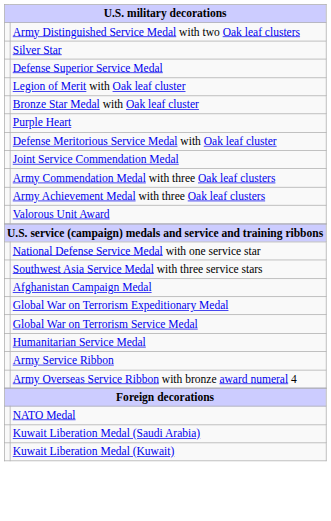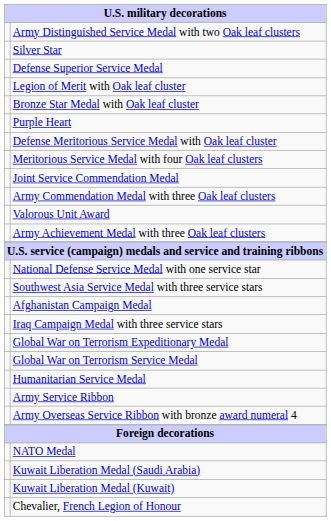+ row: (138, 159)
rows swapped: (139, 196) <-> (61, 214)
+ row: (118, 324)
+ row: (97, 506)
